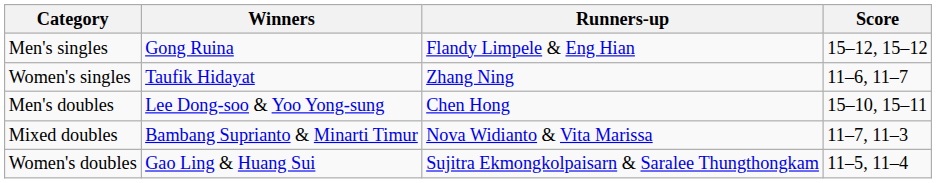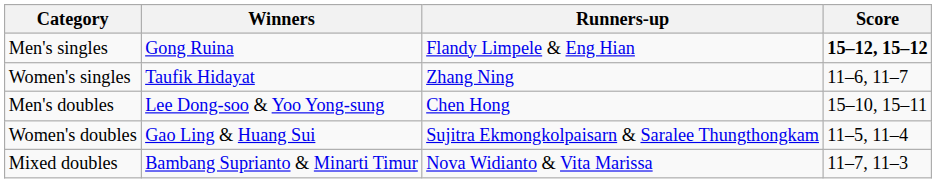(878, 47) normal -> (878, 47) bold
rows swapped: (73, 163) <-> (63, 134)
